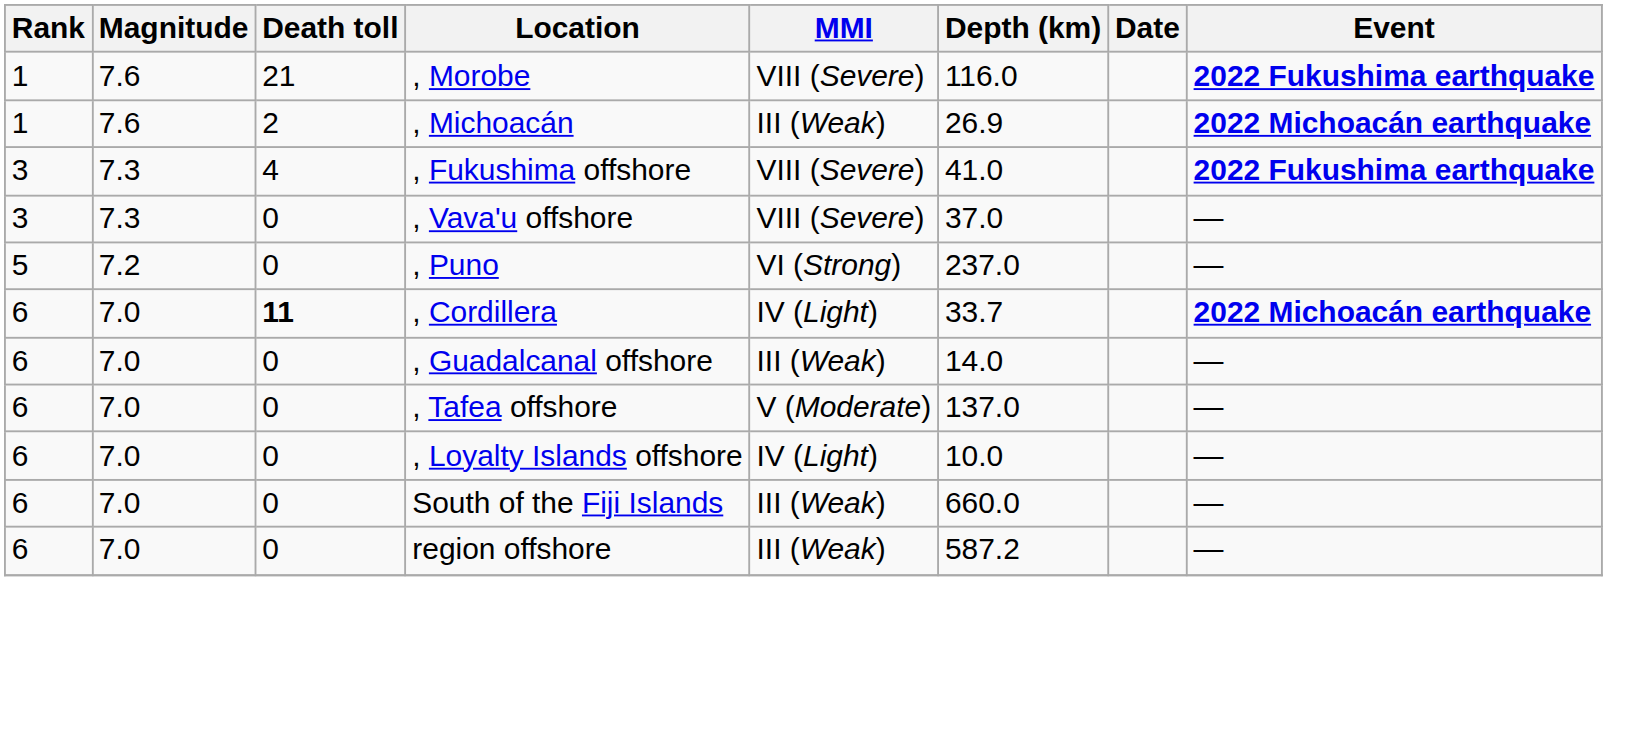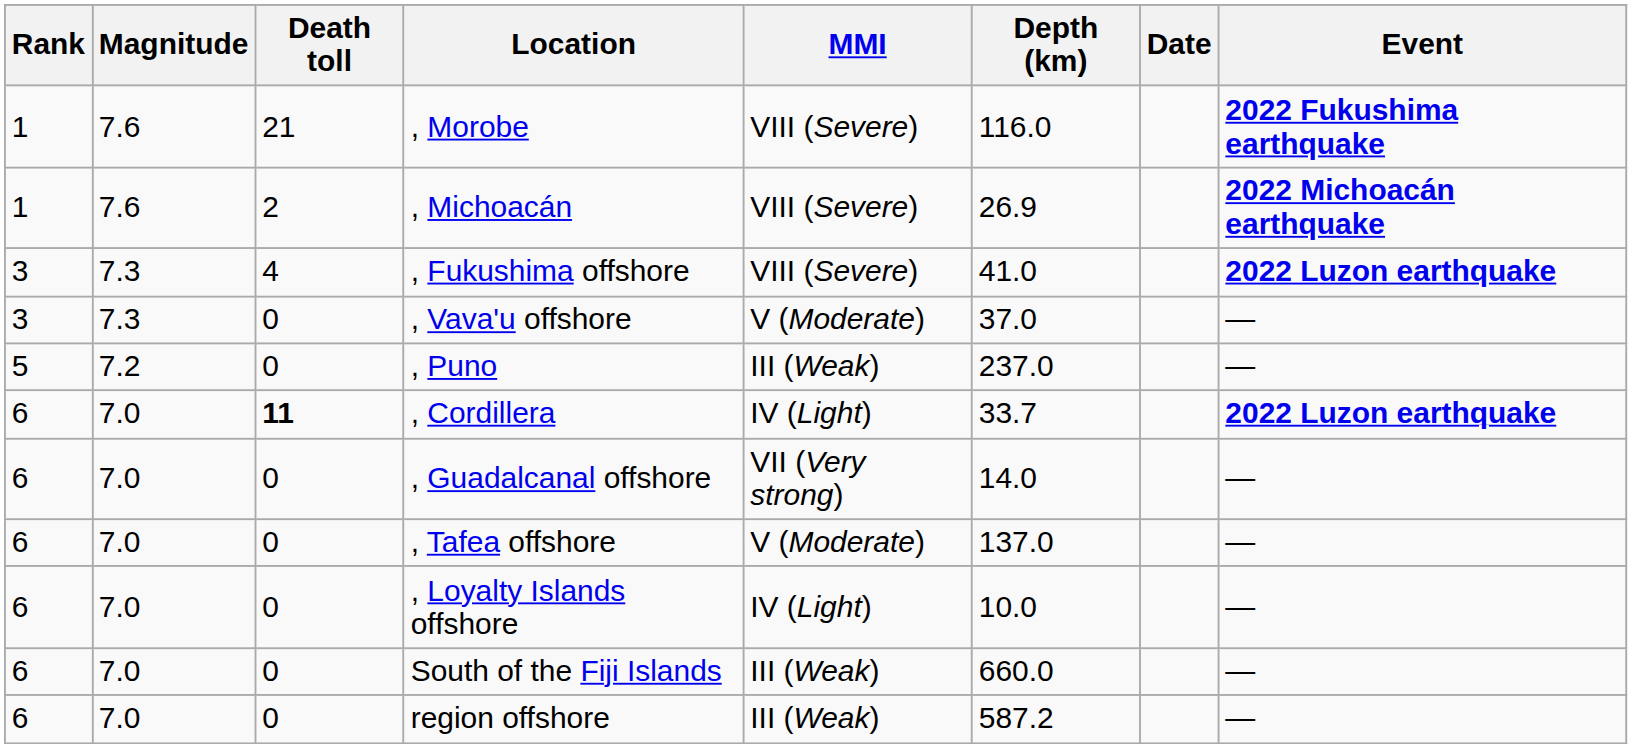(821, 123) III (Weak) -> (834, 207) VIII (Severe)
(1394, 170) 2022 Fukushima earthquake -> (1391, 271) 2022 Luzon earthquake
(840, 218) VIII (Severe) -> (838, 319) V (Moderate)
(829, 265) VI (Strong) -> (815, 366) III (Weak)
(1392, 312) 2022 Michoacán earthquake -> (1391, 413) 2022 Luzon earthquake
(821, 360) III (Weak) -> (808, 478) VII (Very strong)
